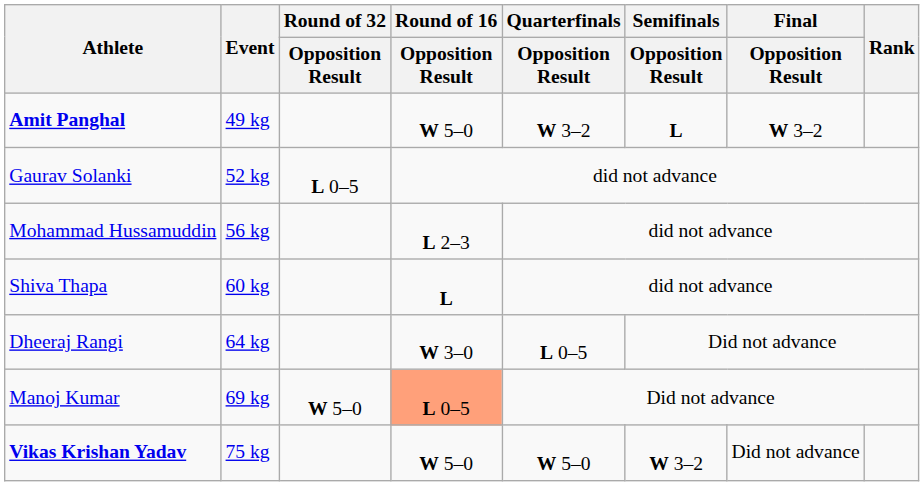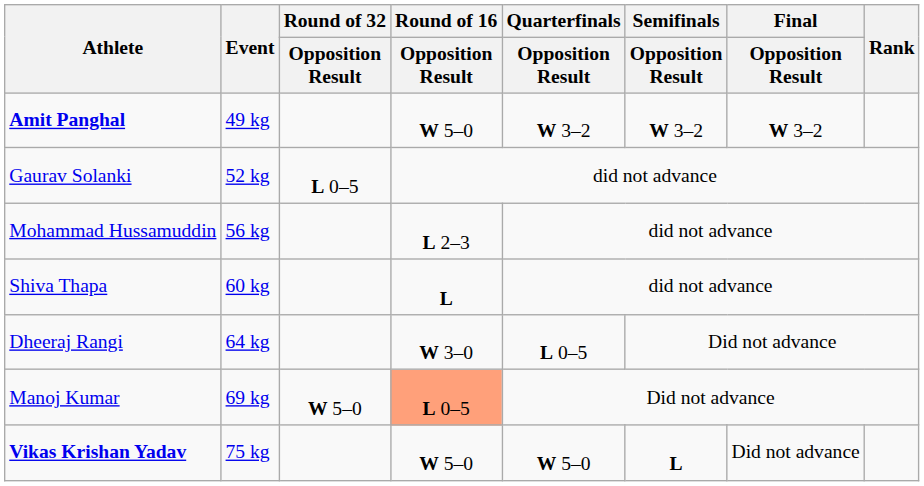(676, 131) L -> (676, 131) W 3–2
(676, 464) W 3–2 -> (676, 464) L
